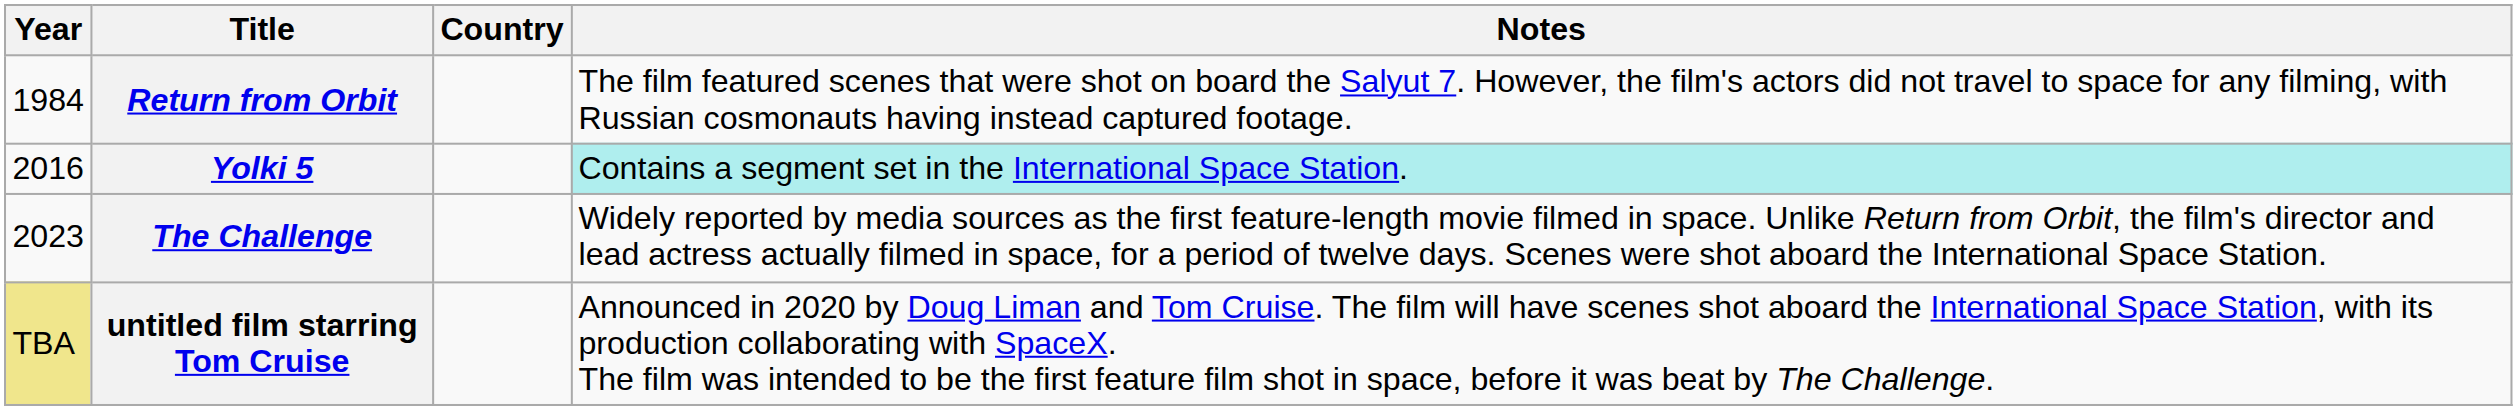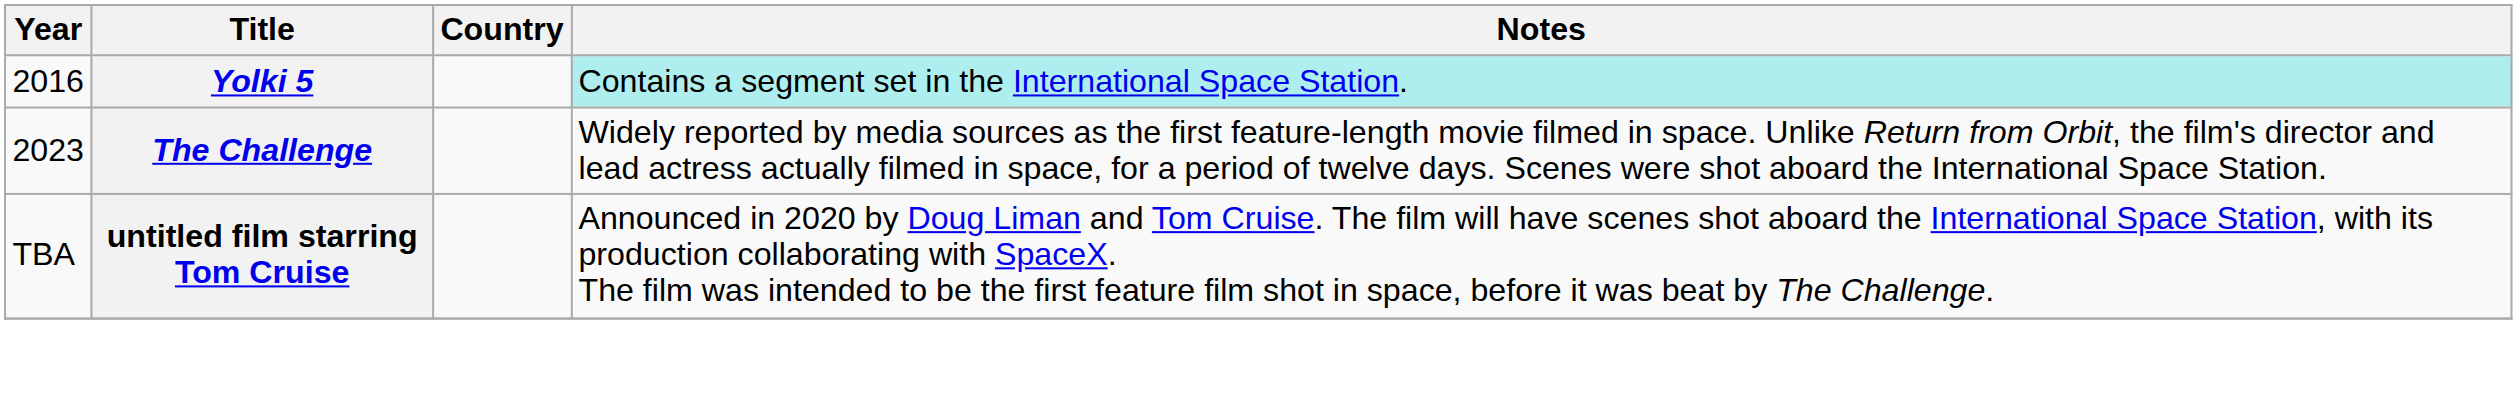- row: (262, 99)
(44, 342) khaki background -> (44, 255) no background
